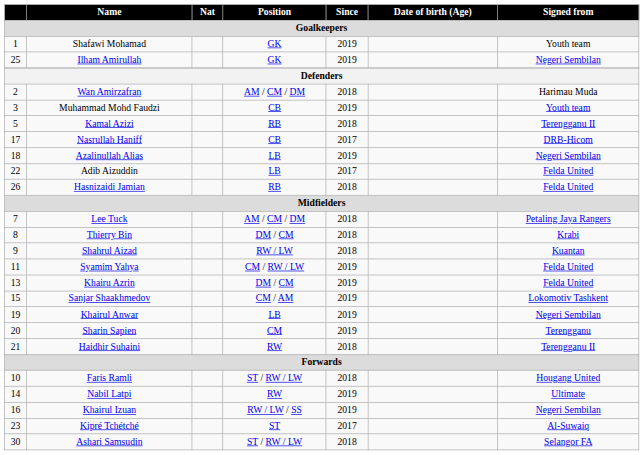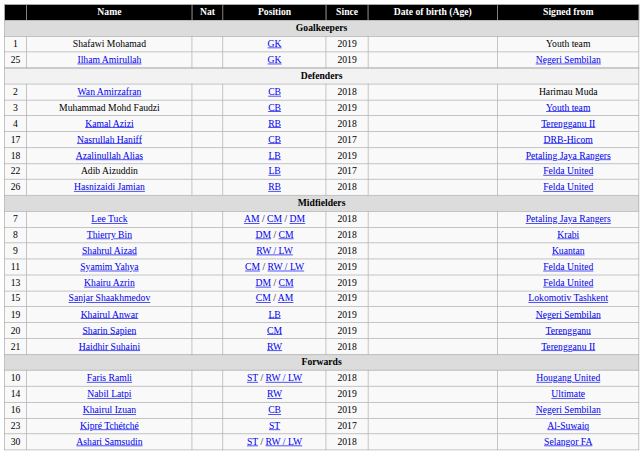(275, 92) AM / CM / DM -> (275, 92) CB
(15, 124) 5 -> (15, 124) 4
(568, 156) Negeri Sembilan -> (568, 156) Petaling Jaya Rangers
(275, 410) RW / LW / SS -> (275, 410) CB
